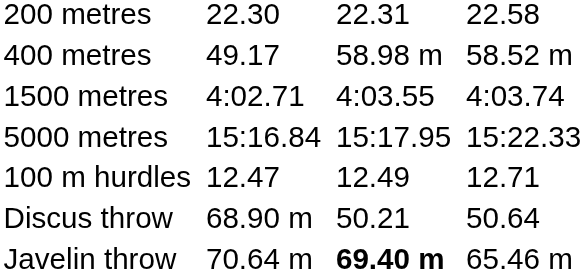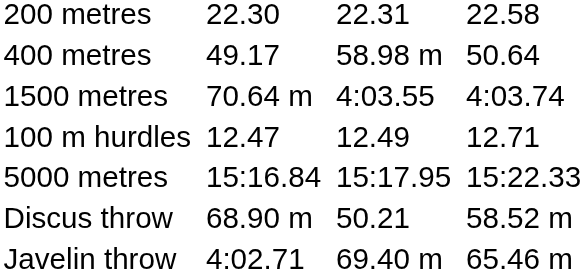(519, 55) 58.52 m -> (503, 55) 50.64
(255, 96) 4:02.71 -> (259, 96) 70.64 m
rows swapped: (86, 136) <-> (97, 177)
(503, 218) 50.64 -> (519, 218) 58.52 m
(259, 258) 70.64 m -> (255, 258) 4:02.71
(390, 258) bold -> (389, 258) normal
